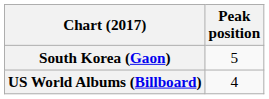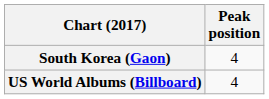(234, 57) 5 -> (234, 57) 4
